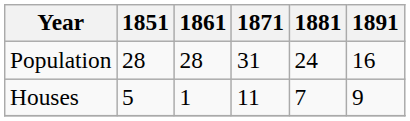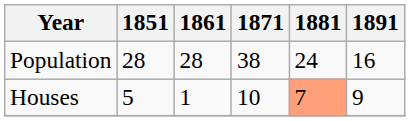(249, 60) 31 -> (249, 60) 38
(248, 97) 11 -> (249, 97) 10
(300, 97) no background -> (300, 97) lightsalmon background
